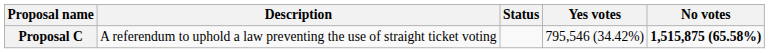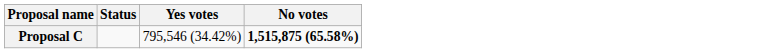- column: (298, 15)
